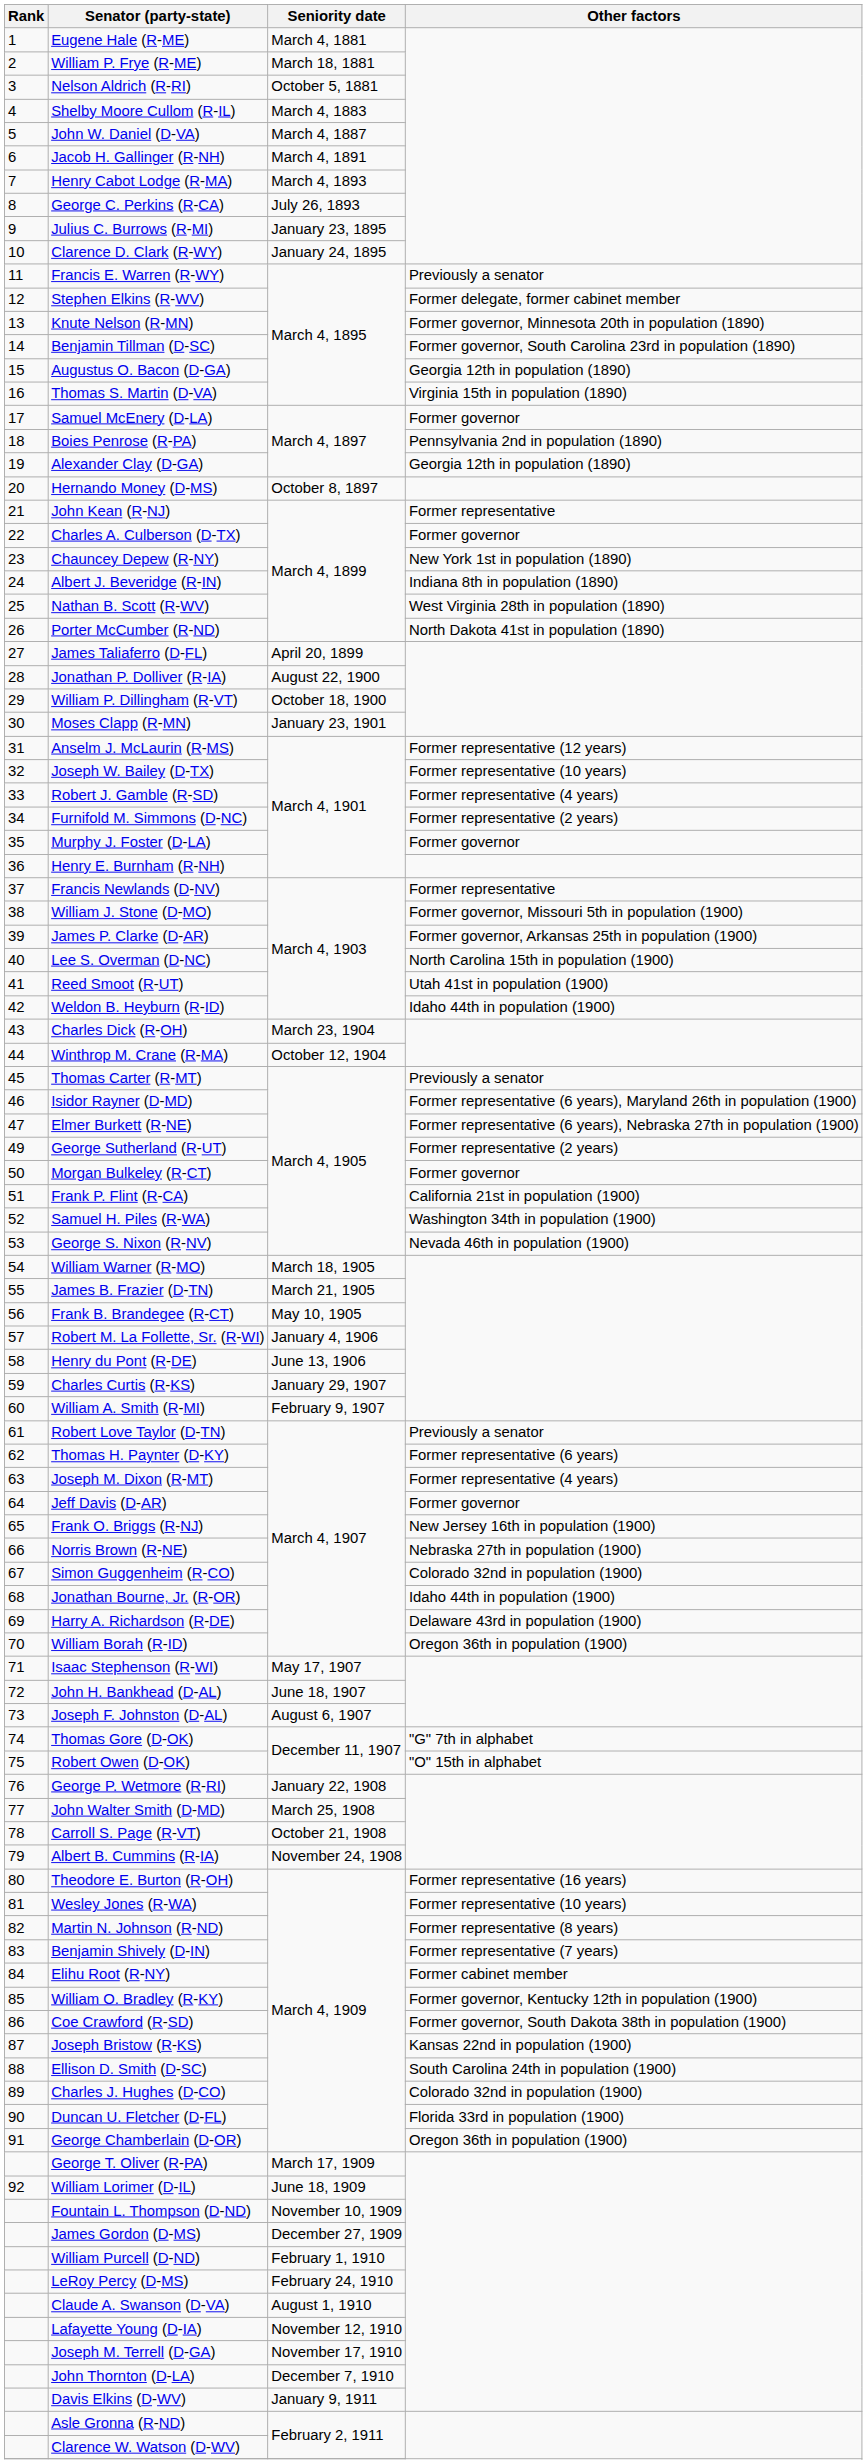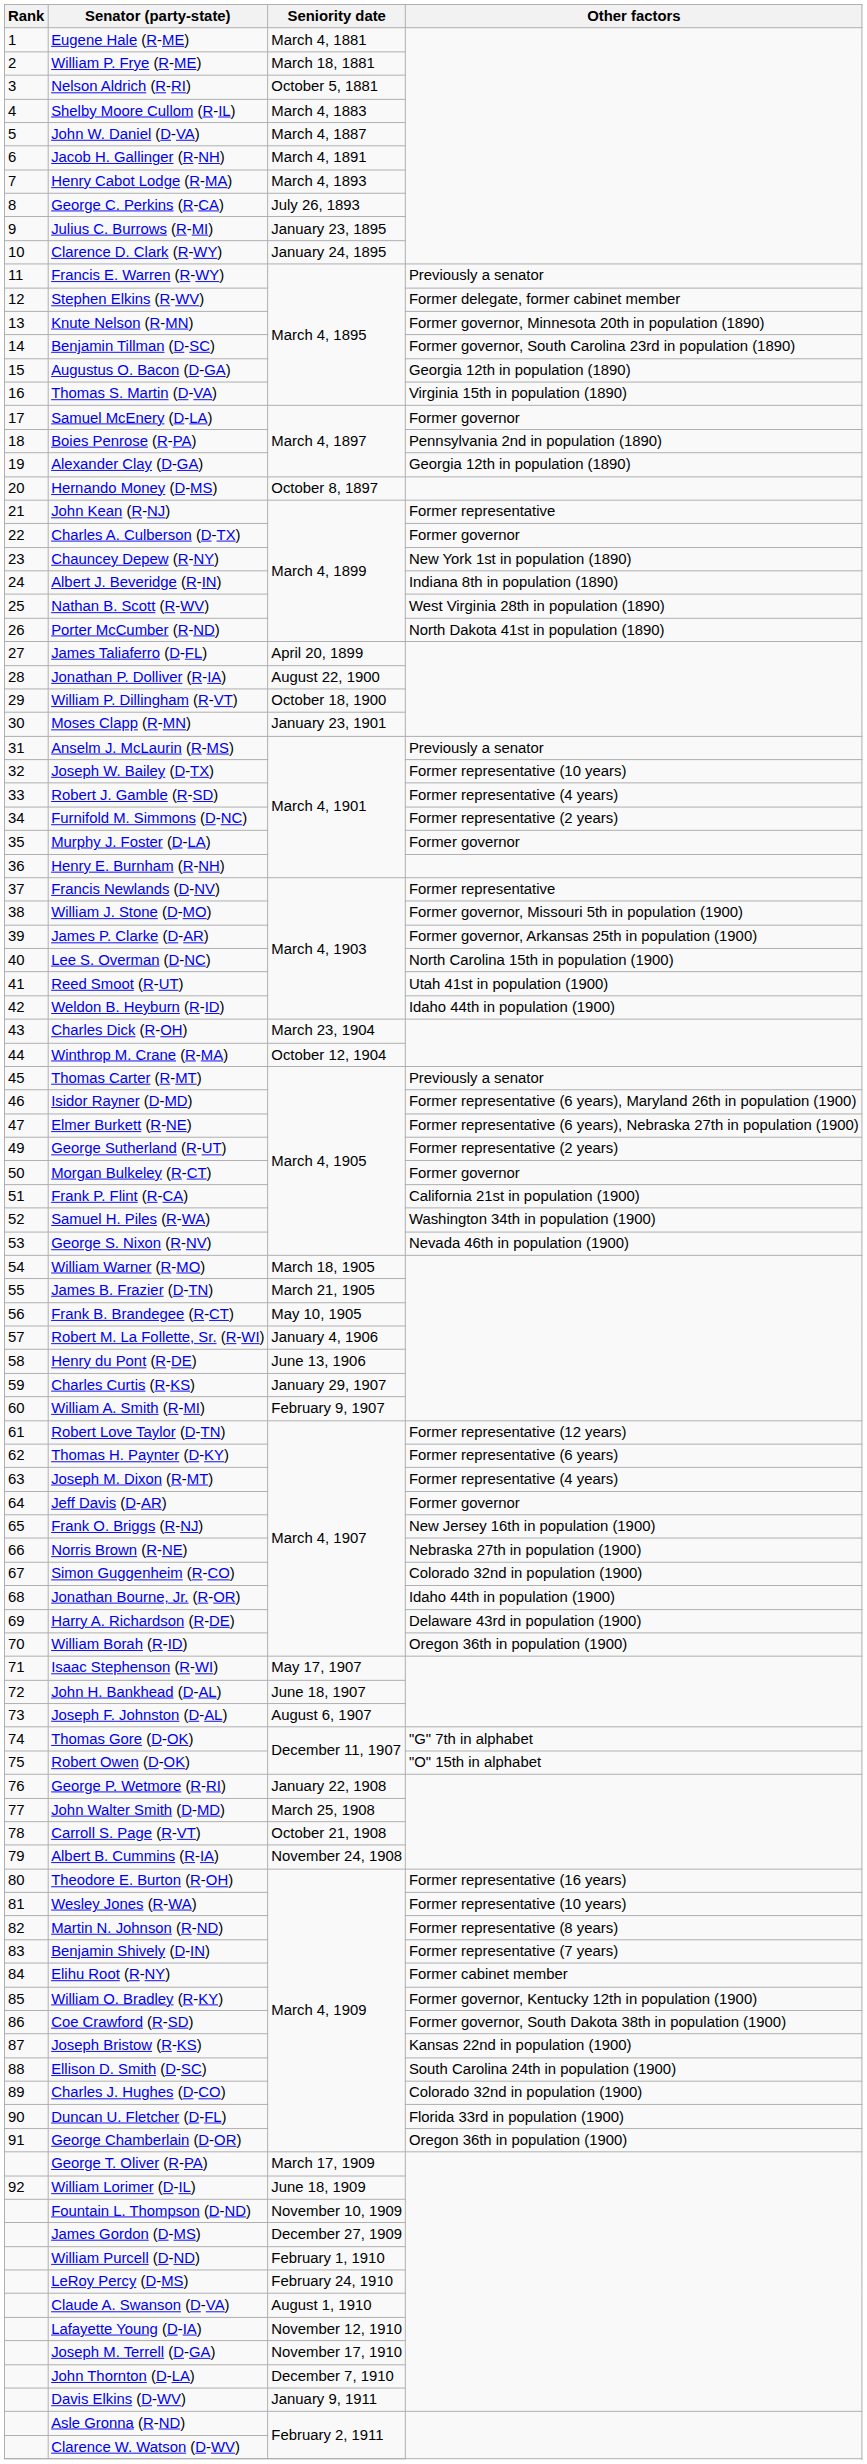(518, 747) Former representative (12 years) -> (476, 747) Previously a senator
(476, 1432) Previously a senator -> (518, 1432) Former representative (12 years)
